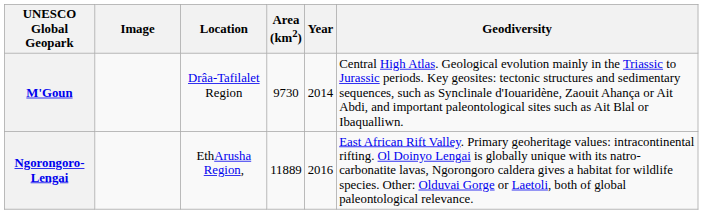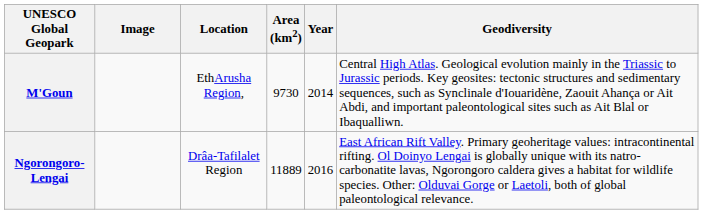(224, 85) Drâa-Tafilalet Region -> (224, 85) EthArusha Region,
(224, 163) EthArusha Region, -> (224, 163) Drâa-Tafilalet Region
